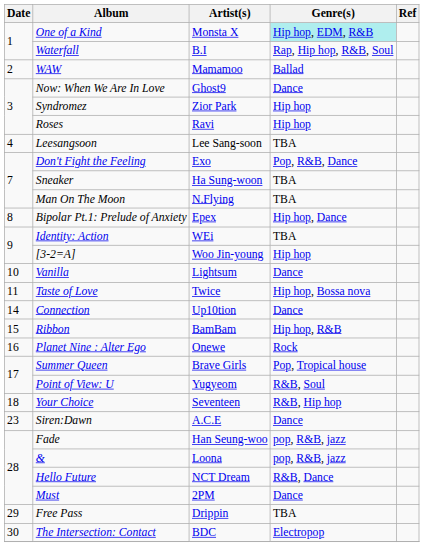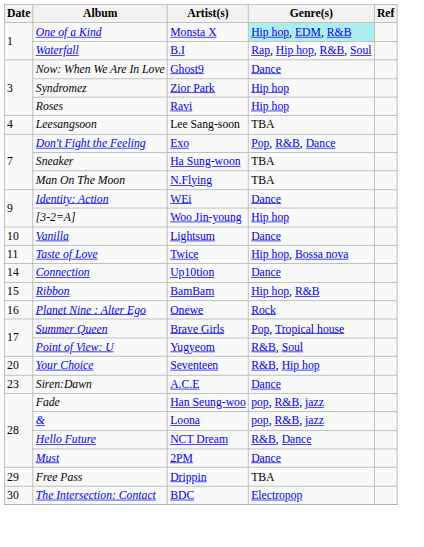- row: (48, 69)
- row: (111, 217)
(285, 236) TBA -> (266, 198) Dance
(13, 402) 18 -> (13, 365) 20
